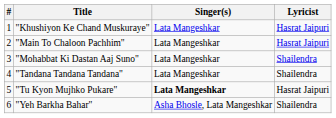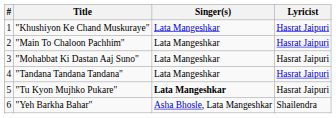(297, 59) Shailendra -> (303, 59) Hasrat Jaipuri
(297, 74) Shailendra -> (303, 74) Hasrat Jaipuri
